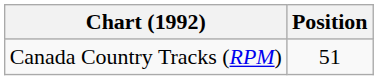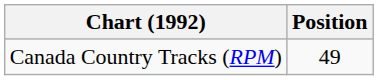(330, 56) 51 -> (330, 56) 49
